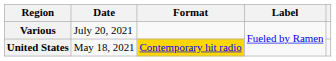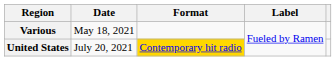(103, 30) July 20, 2021 -> (104, 30) May 18, 2021
(104, 47) May 18, 2021 -> (103, 47) July 20, 2021
